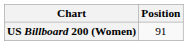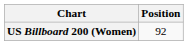(161, 31) 91 -> (161, 31) 92
